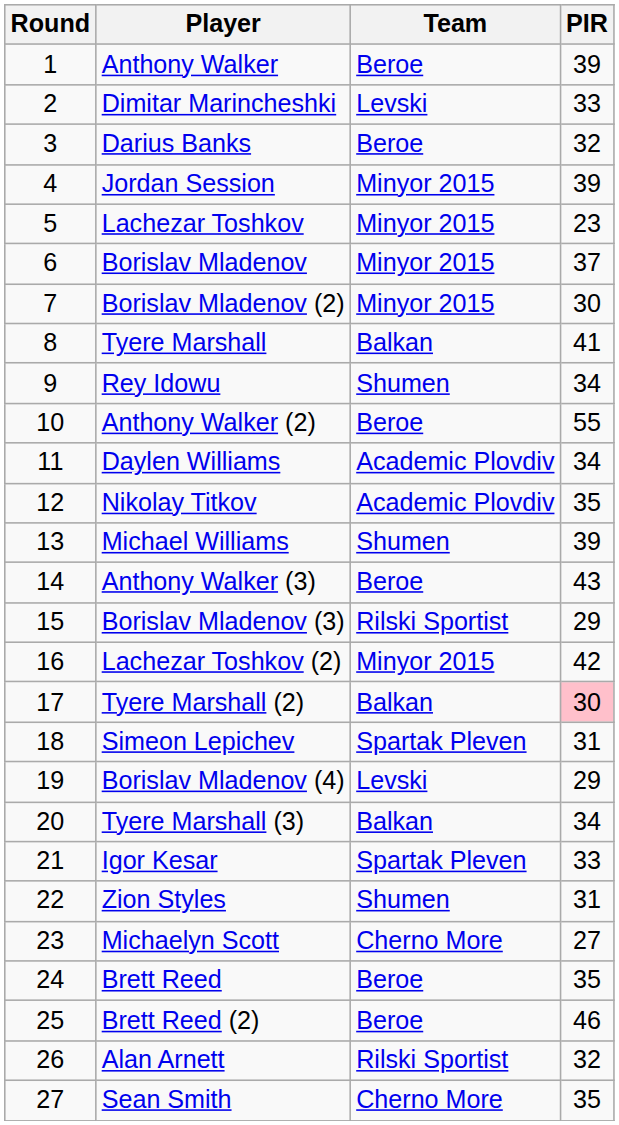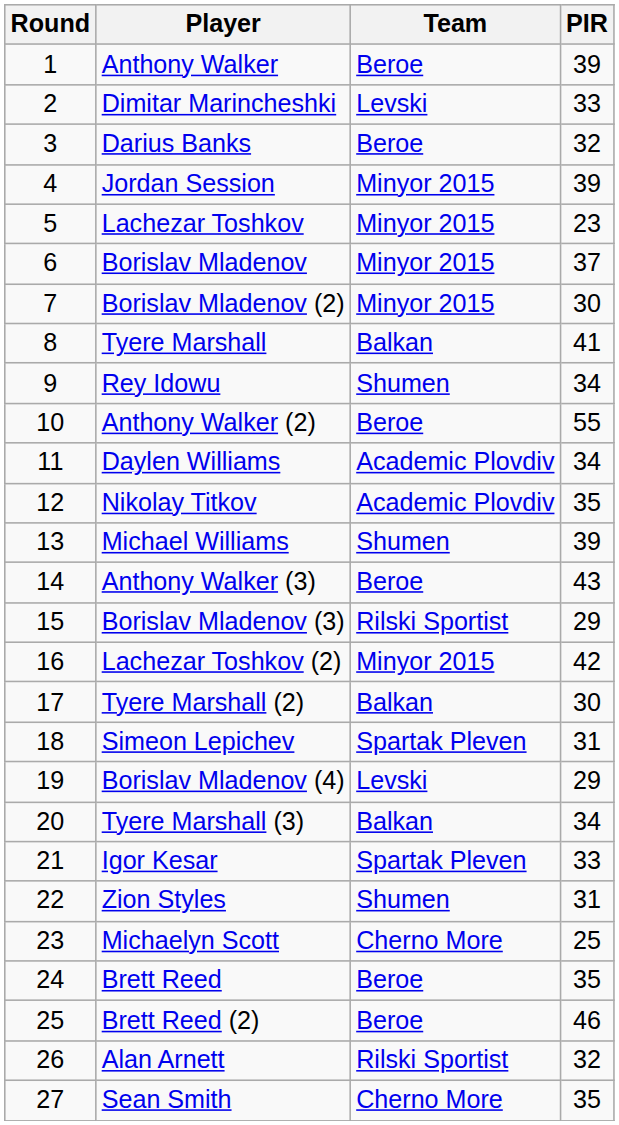(587, 701) pink background -> (587, 701) no background
(587, 940) 27 -> (587, 940) 25
